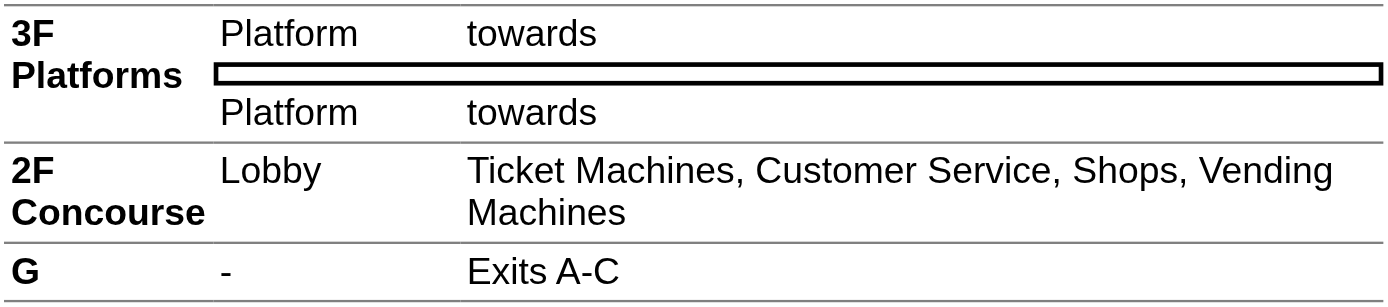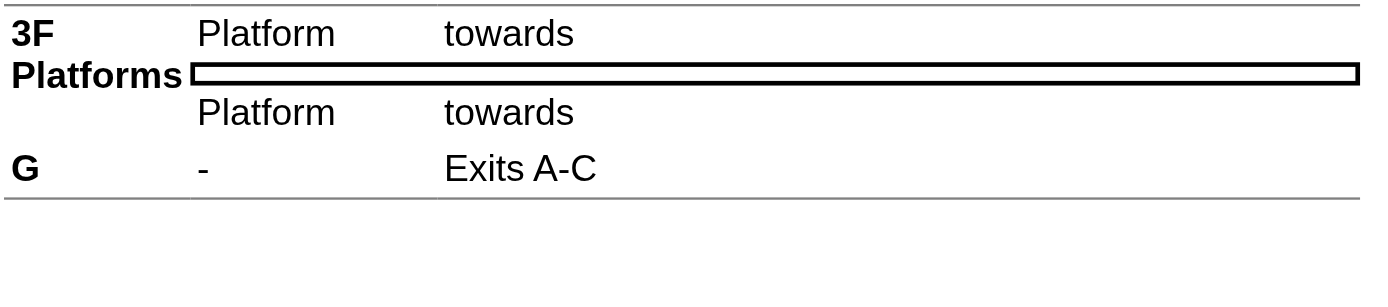- row: (270, 171)
